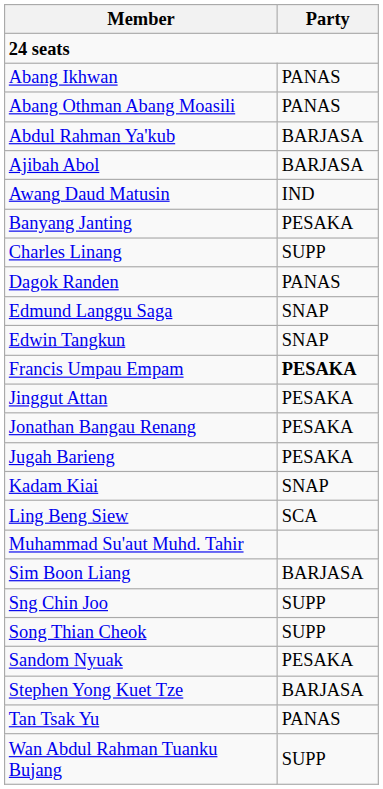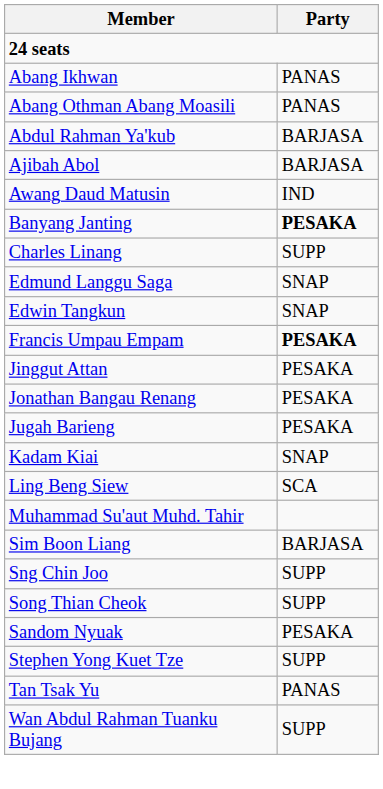(318, 223) normal -> (319, 223) bold
- row: (64, 281)
(323, 690) BARJASA -> (304, 661) SUPP
